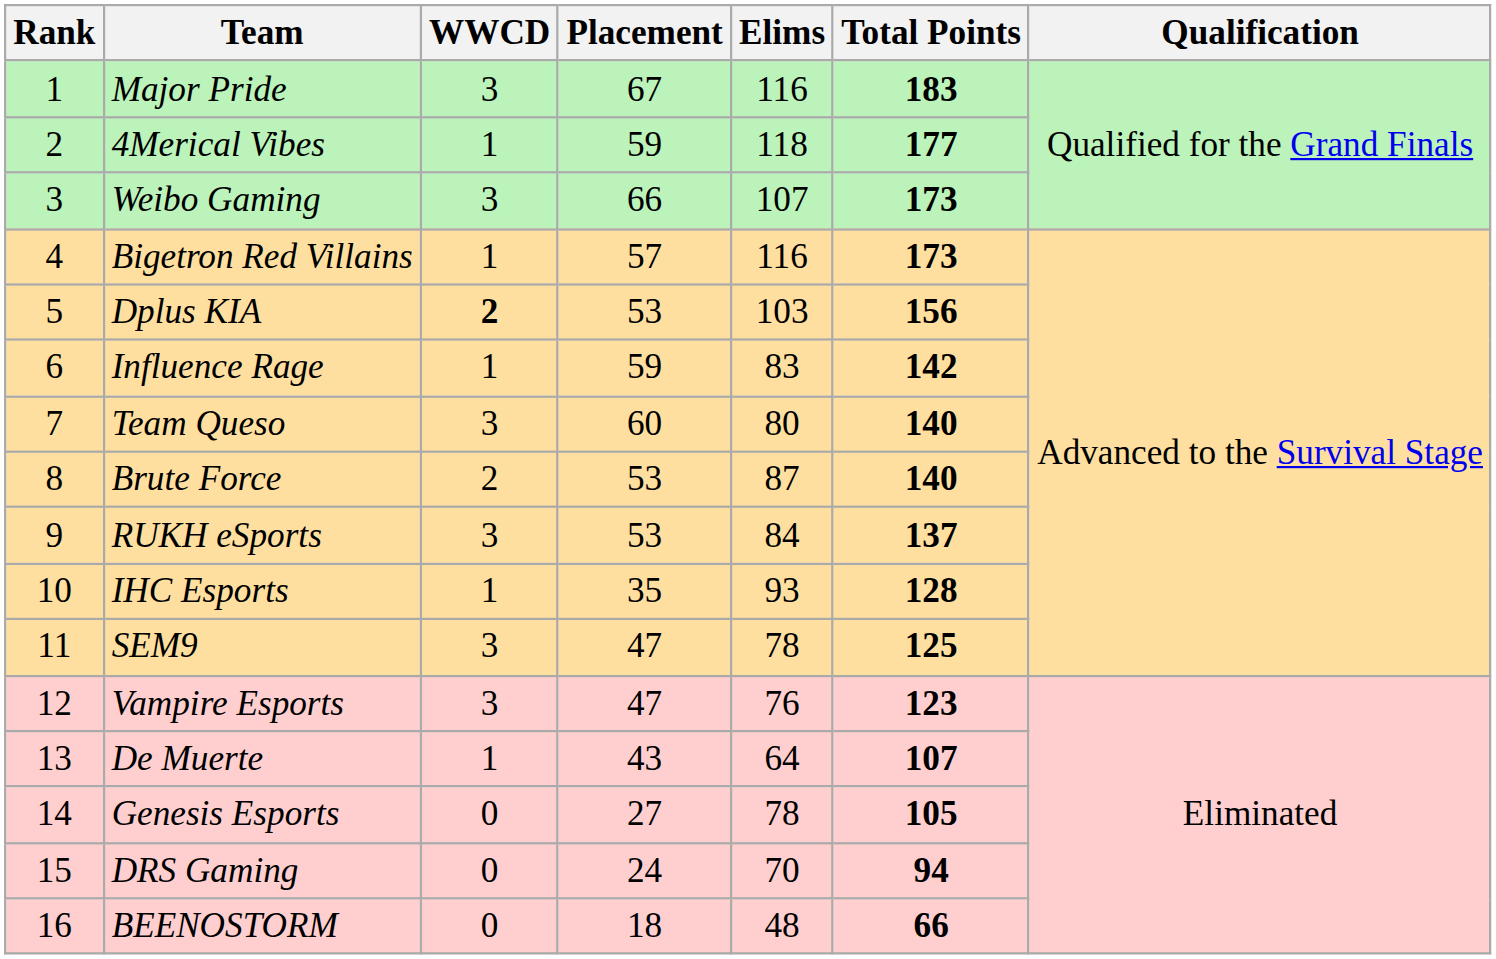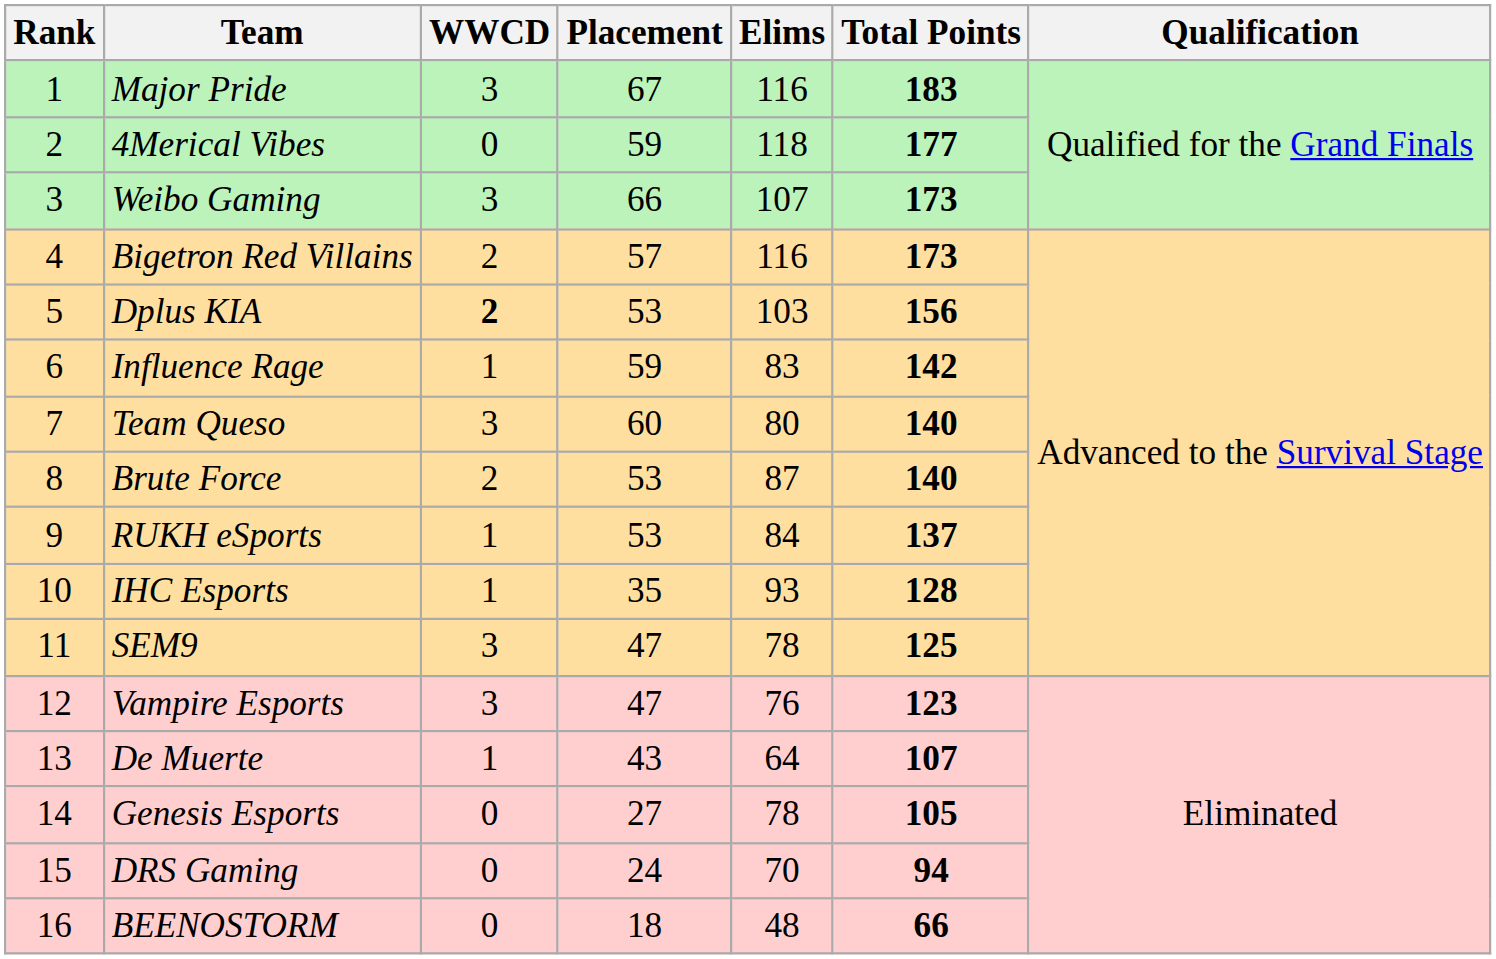(490, 144) 1 -> (490, 144) 0
(490, 255) 1 -> (490, 255) 2
(490, 534) 3 -> (490, 534) 1
